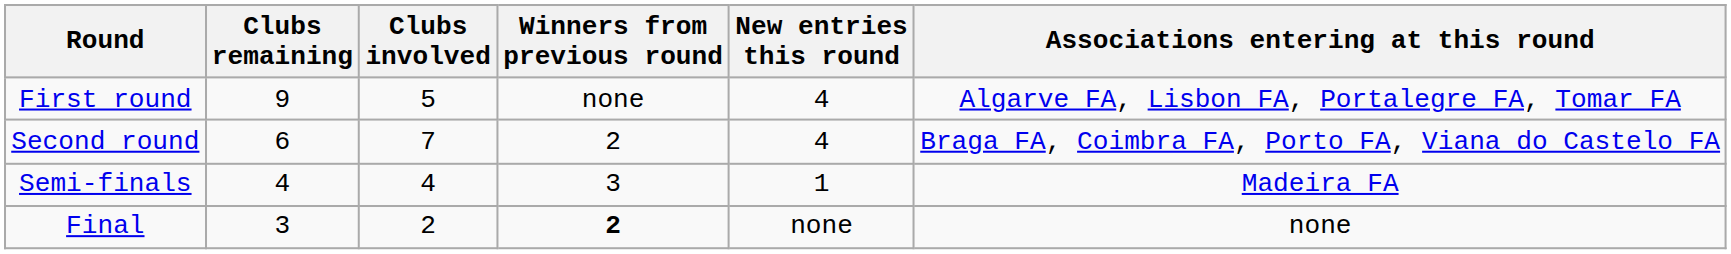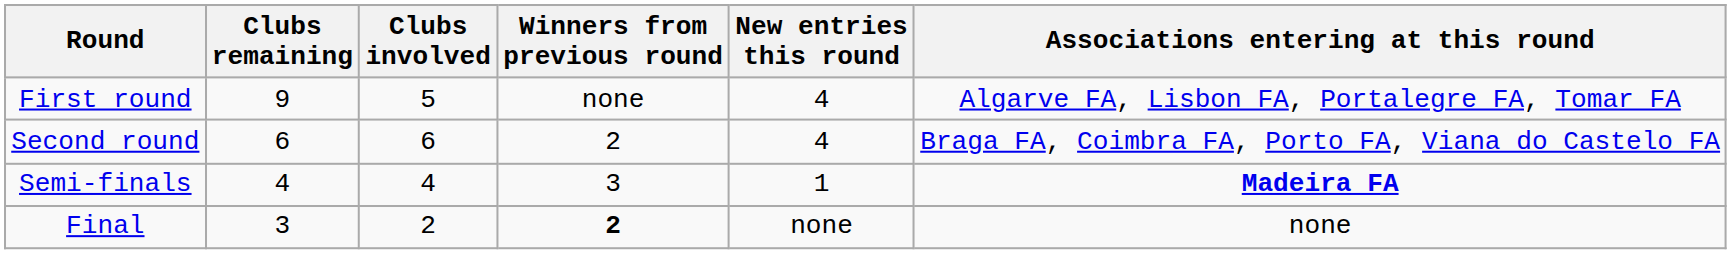(428, 142) 7 -> (428, 142) 6
(1320, 184) normal -> (1320, 184) bold
